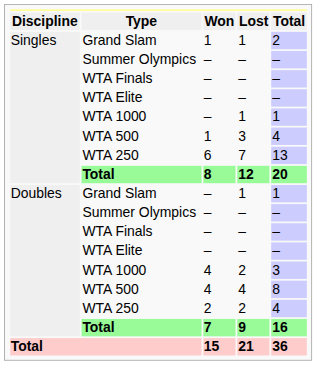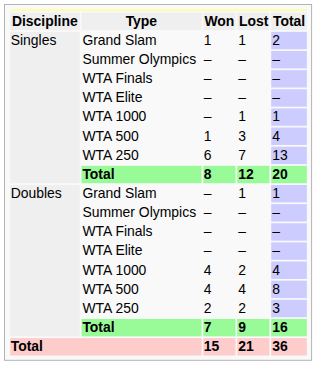(276, 270) 3 -> (276, 270) 4
(276, 308) 4 -> (276, 308) 3
